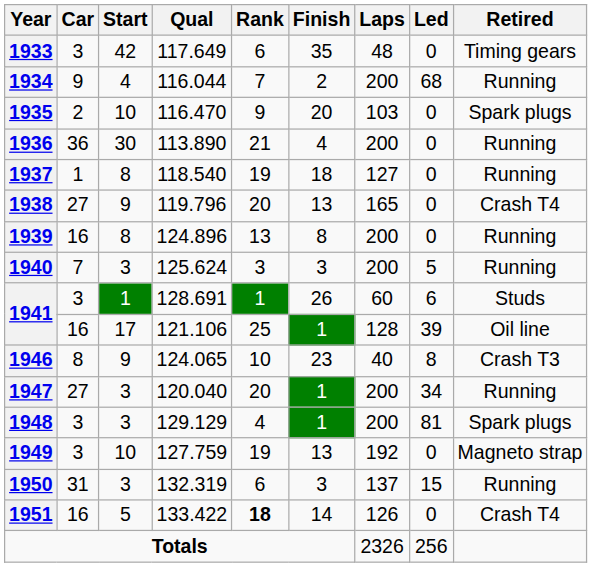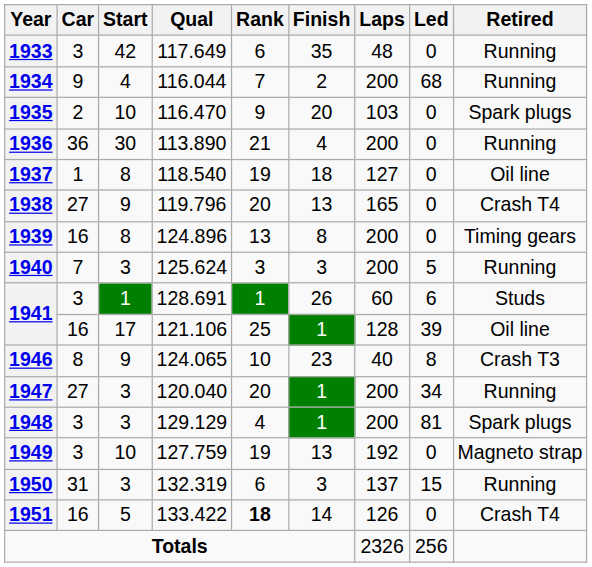(520, 50) Timing gears -> (520, 50) Running
(520, 174) Running -> (520, 174) Oil line
(520, 236) Running -> (520, 236) Timing gears
